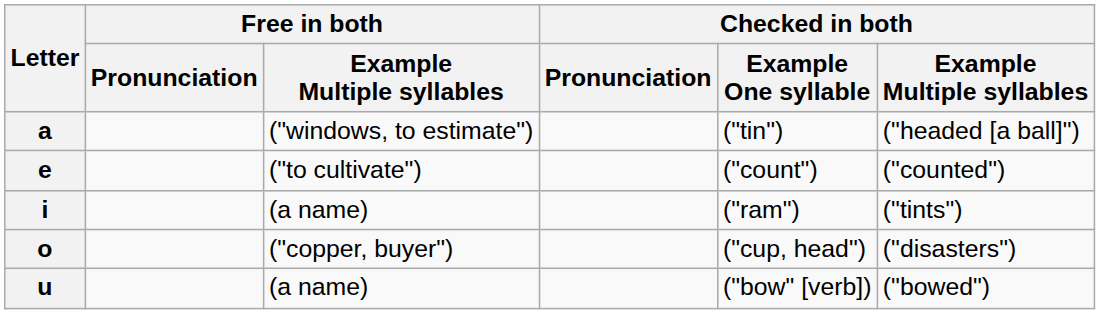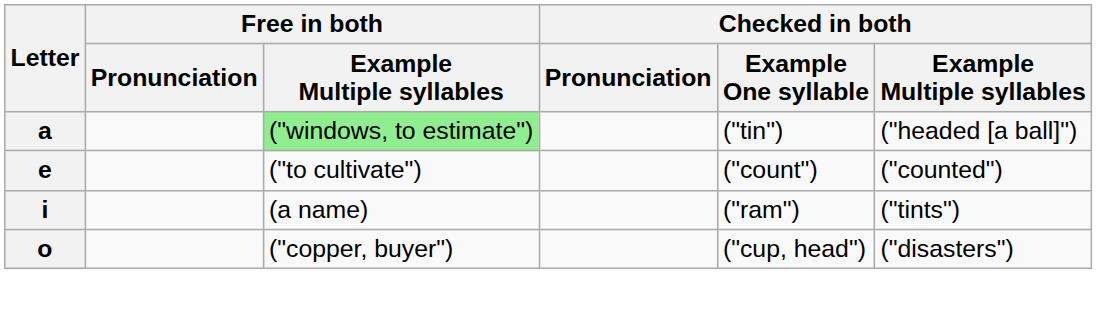(401, 130) no background -> (401, 130) lightgreen background
- row: (45, 288)
